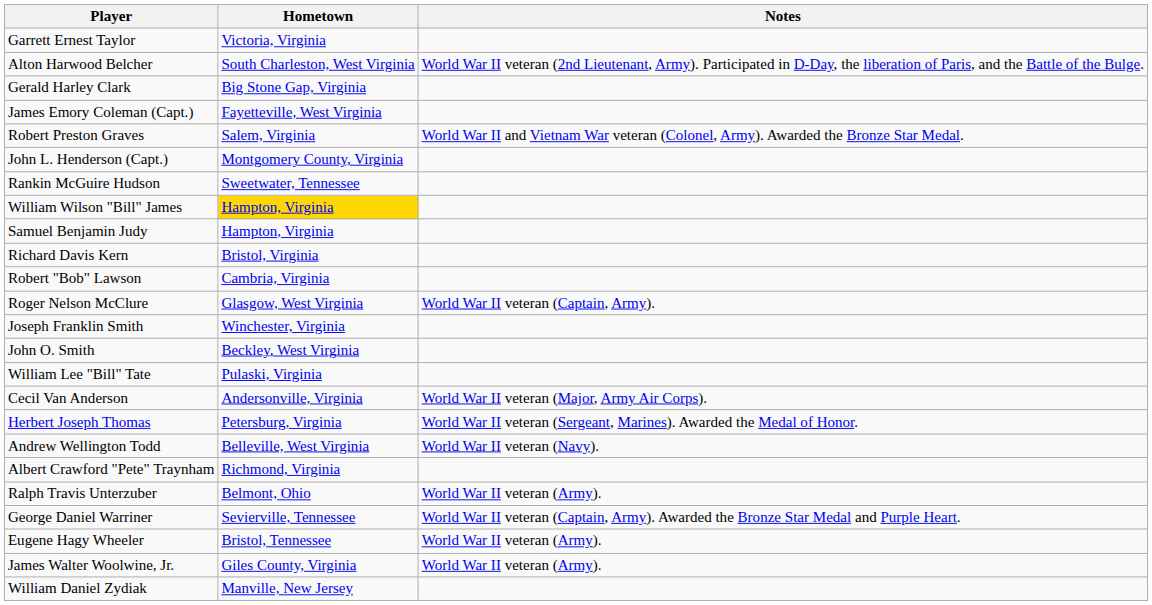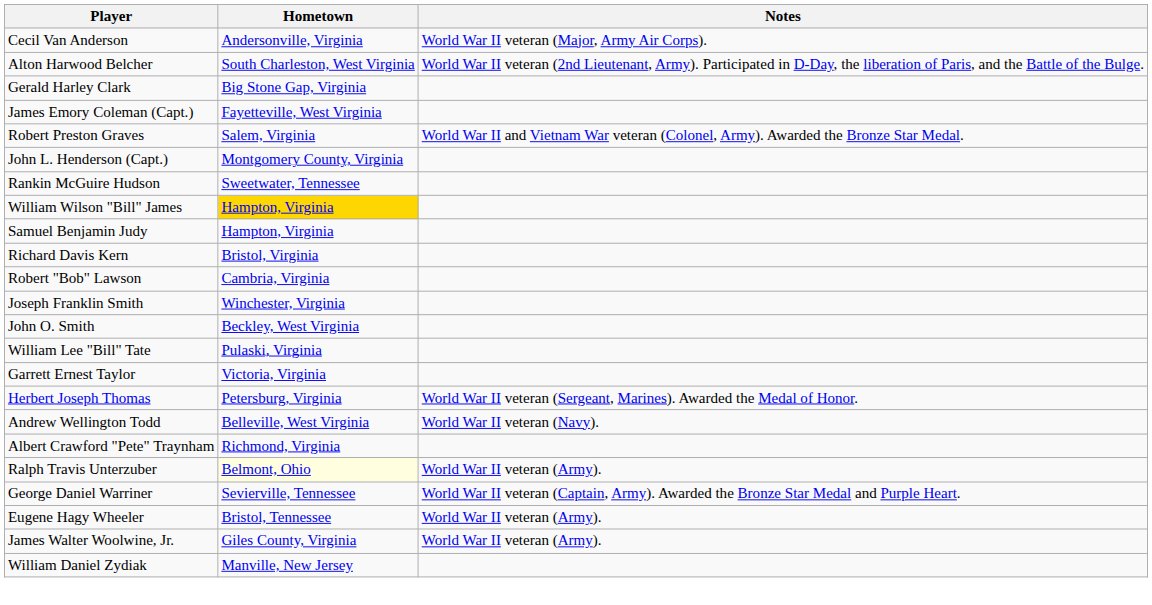rows swapped: (68, 398) <-> (72, 40)
- row: (78, 302)
(266, 493) no background -> (266, 469) lightyellow background
